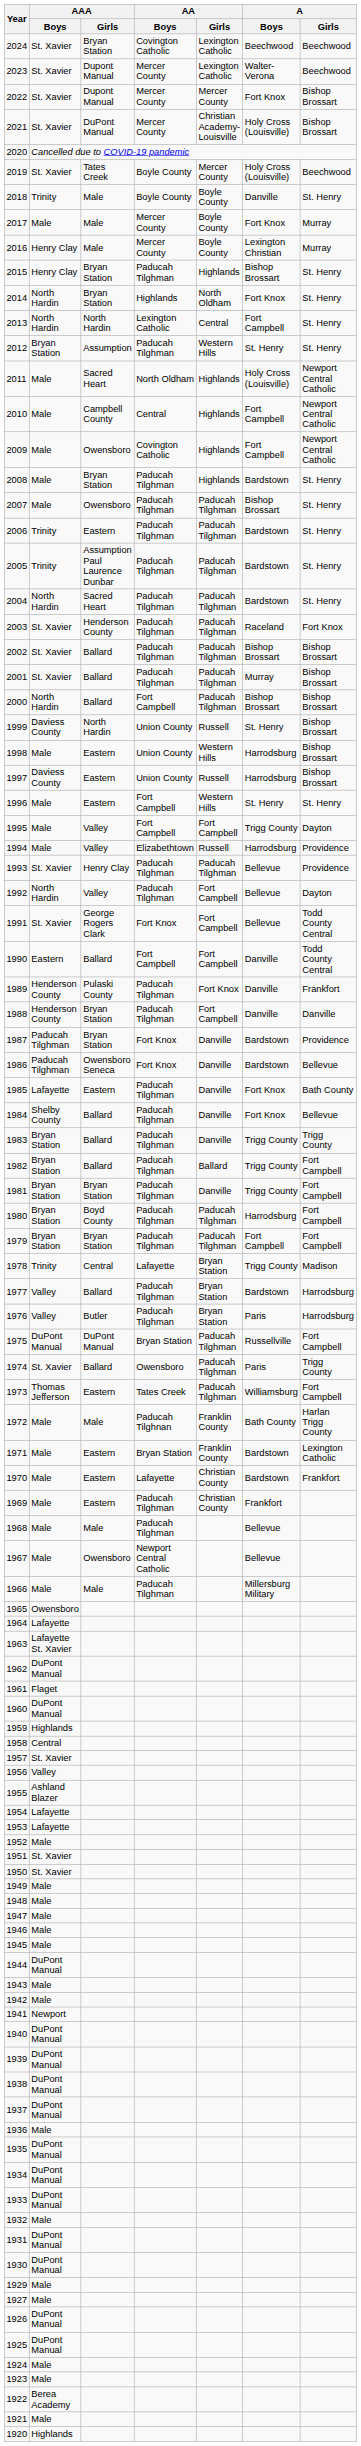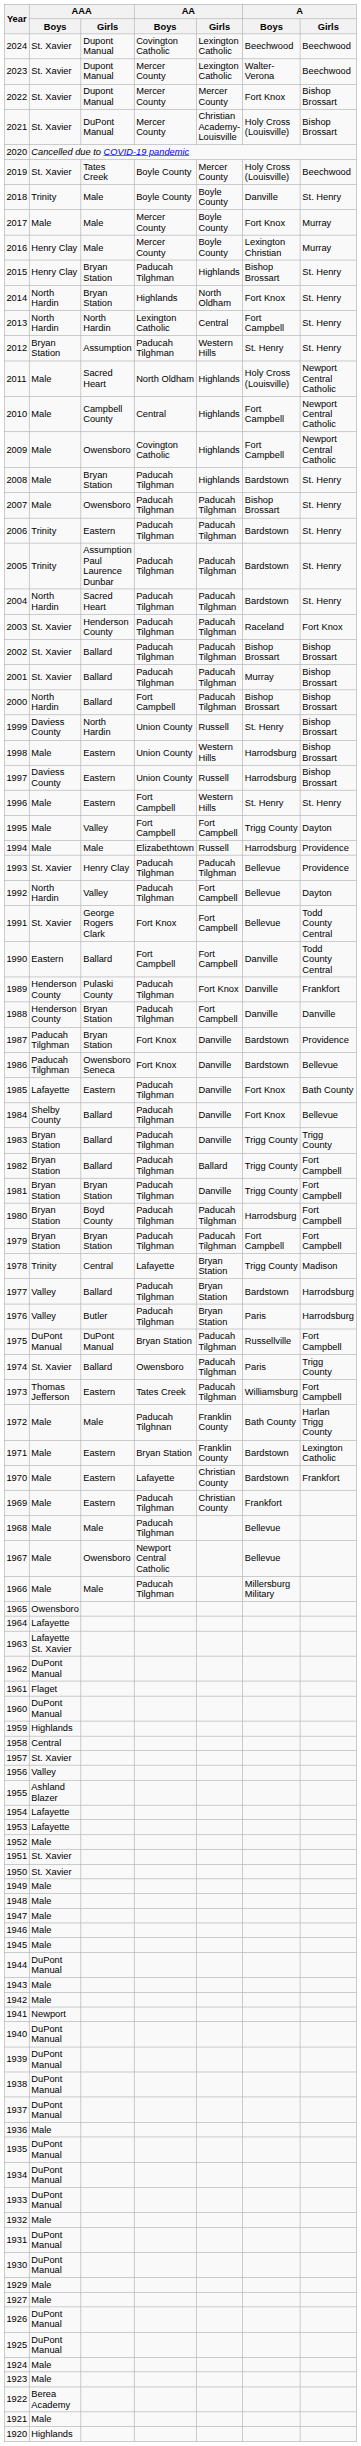(98, 46) Bryan Station -> (98, 46) Dupont Manual
(96, 848) Valley -> (93, 848) Male
